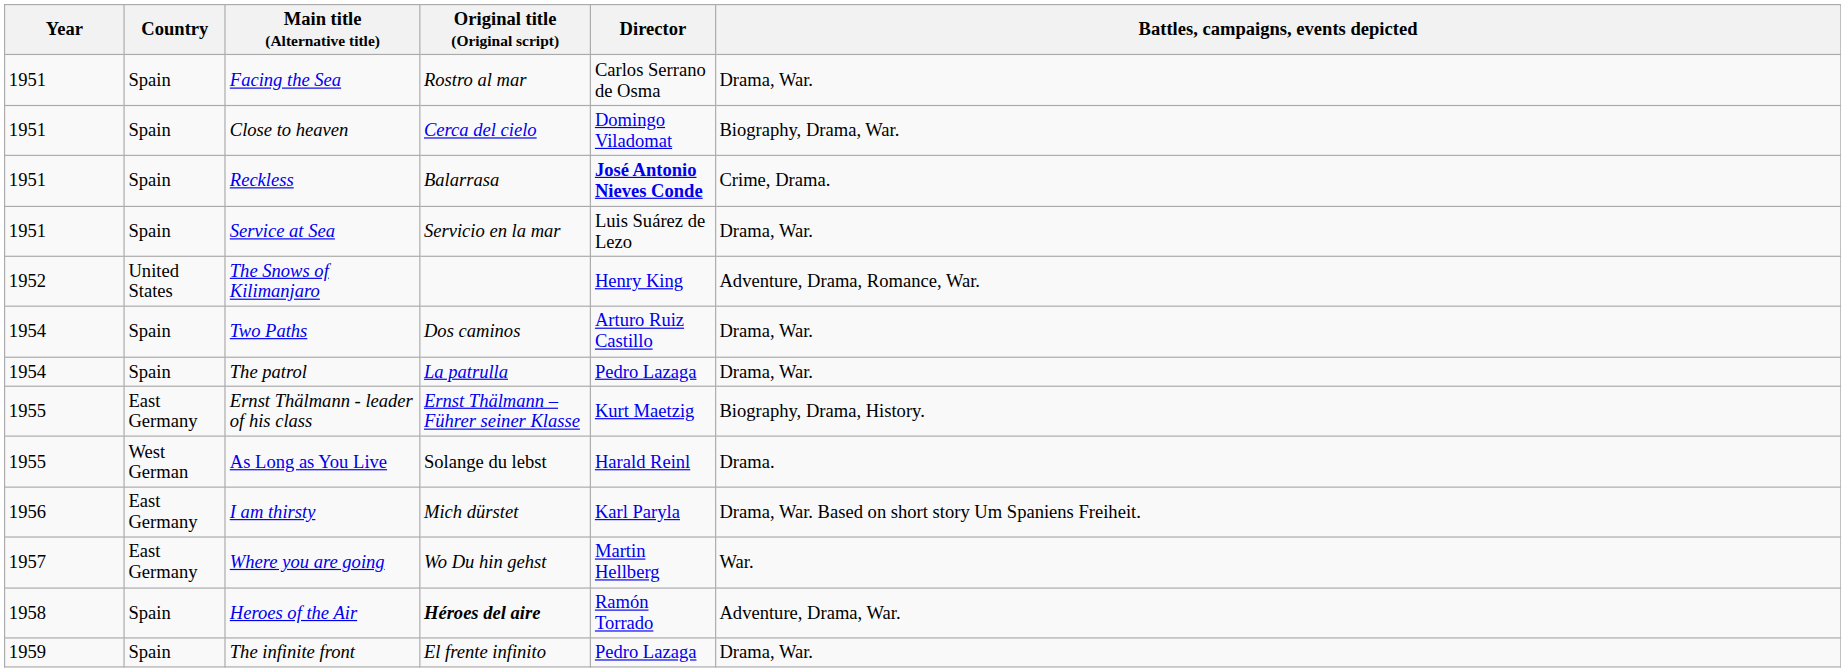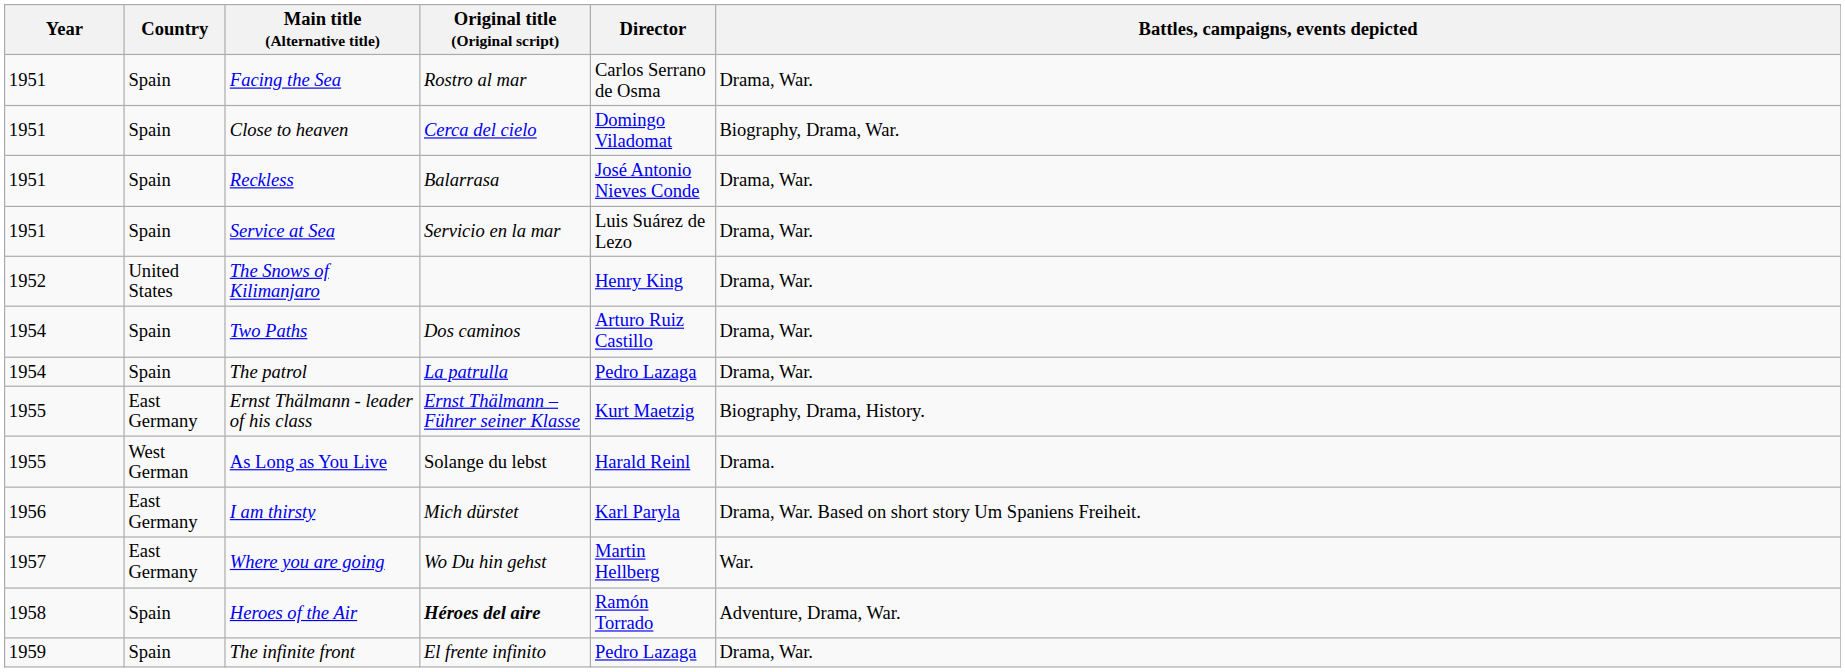(649, 180) bold -> (647, 180) normal
(775, 180) Crime, Drama. -> (766, 180) Drama, War.
(850, 281) Adventure, Drama, Romance, War. -> (766, 281) Drama, War.
